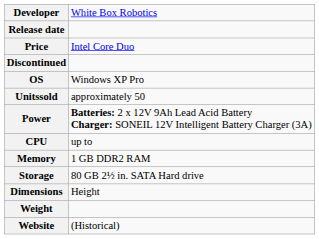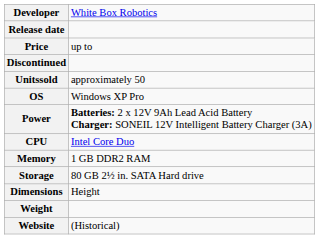(103, 46) Intel Core Duo -> (82, 46) up to
rows swapped: (36, 96) <-> (36, 79)
(82, 141) up to -> (103, 141) Intel Core Duo
